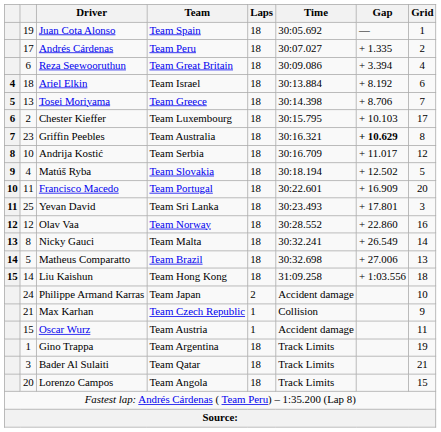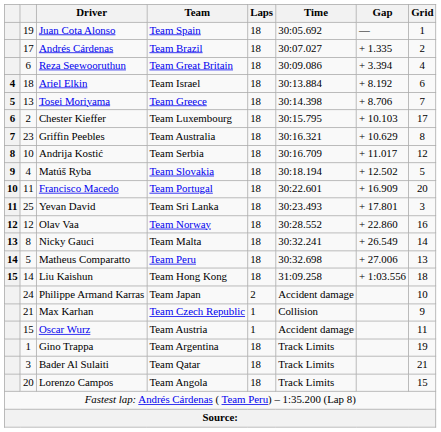(173, 48) Team Peru -> (176, 48) Team Brazil
(378, 136) bold -> (378, 136) normal
(176, 259) Team Brazil -> (173, 259) Team Peru
